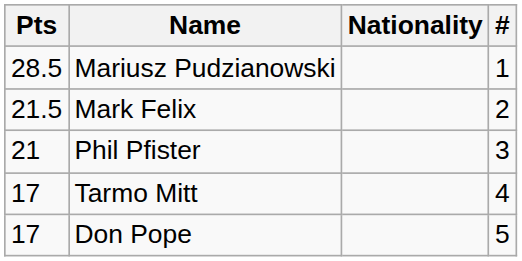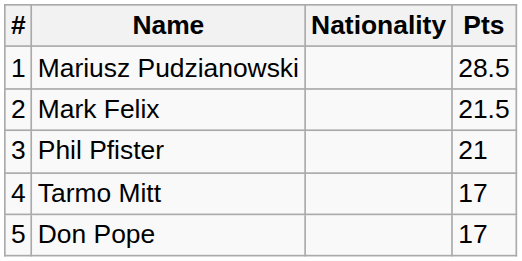columns swapped: (502, 25) <-> (37, 25)
